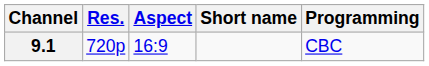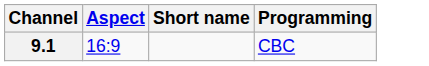- column: (106, 18)
